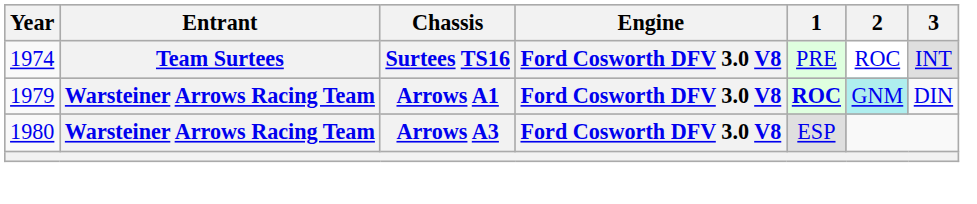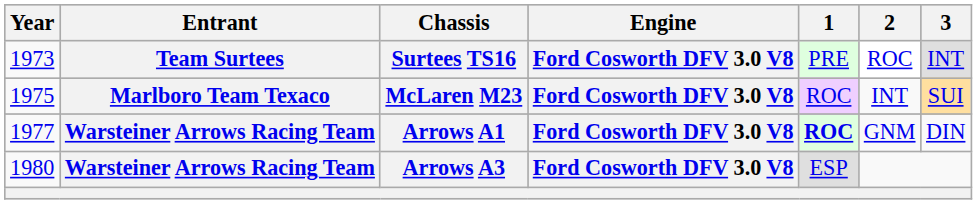(32, 58) 1974 -> (32, 58) 1973
+ row: (454, 95)
(32, 95) 1979 -> (32, 132) 1977
(877, 95) paleturquoise background -> (890, 132) no background
